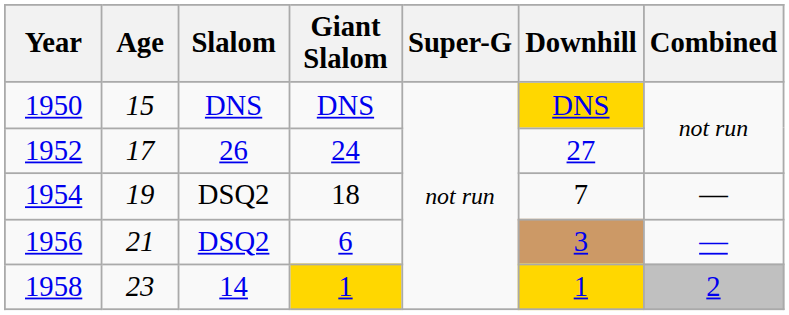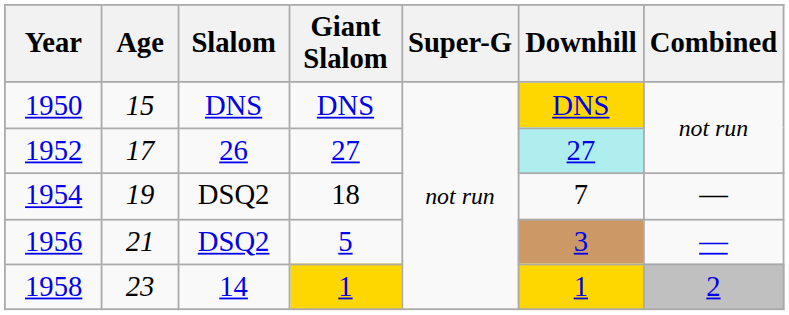(345, 150) 24 -> (345, 150) 27
(581, 150) no background -> (581, 150) paleturquoise background
(345, 241) 6 -> (345, 241) 5
